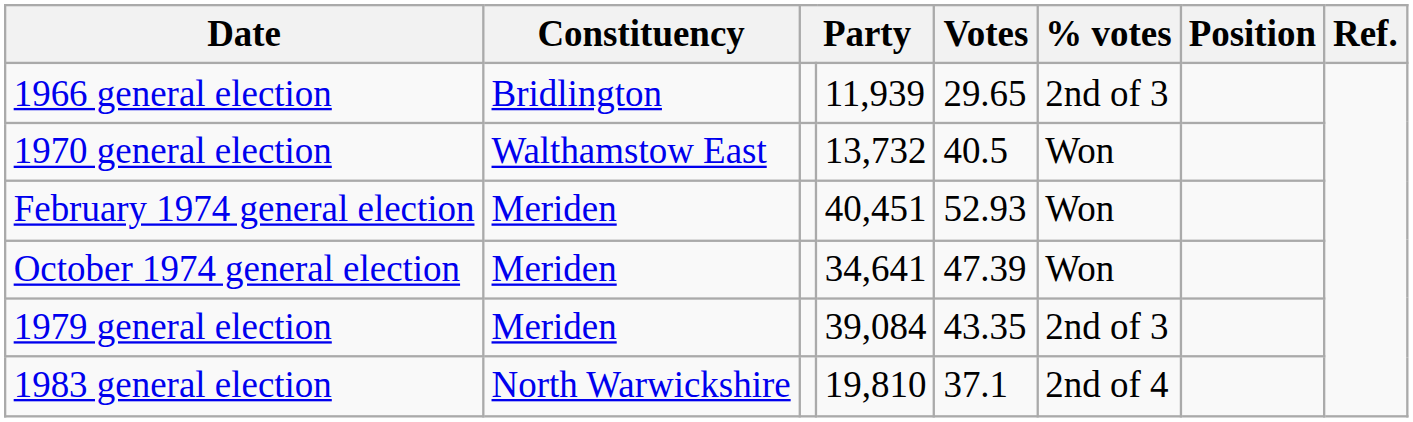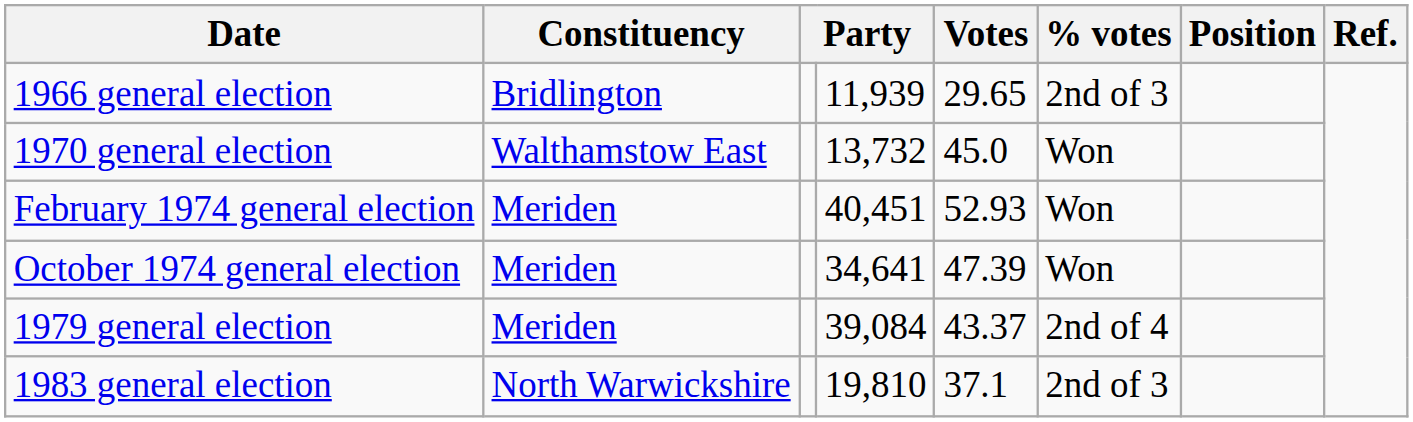(976, 151) 40.5 -> (976, 151) 45.0
(985, 326) 43.35 -> (985, 326) 43.37
(1107, 326) 2nd of 3 -> (1107, 326) 2nd of 4
(1107, 385) 2nd of 4 -> (1107, 385) 2nd of 3
